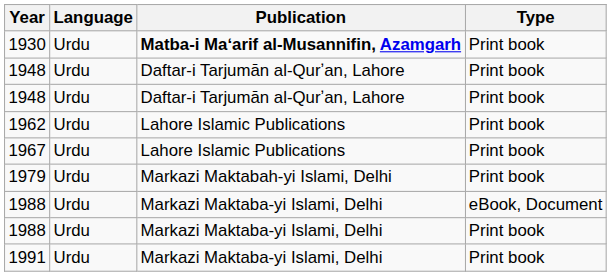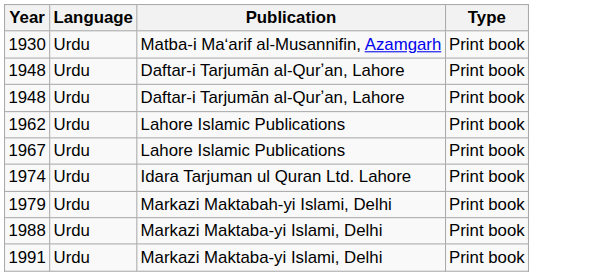(301, 44) bold -> (291, 44) normal
+ row: (27, 177)
- row: (27, 204)
